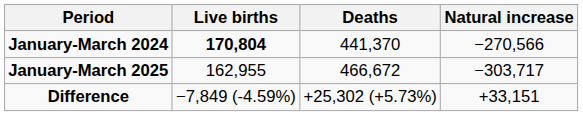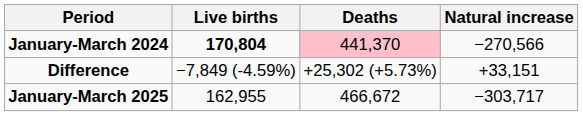(370, 44) no background -> (370, 44) pink background
rows swapped: (88, 70) <-> (88, 96)
